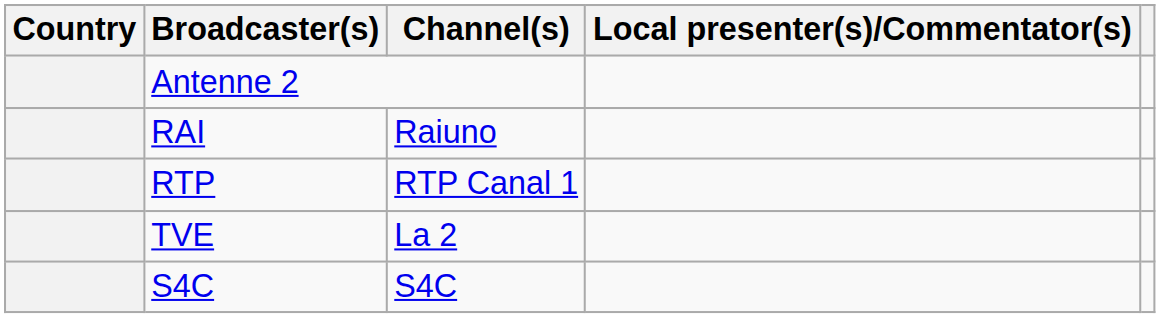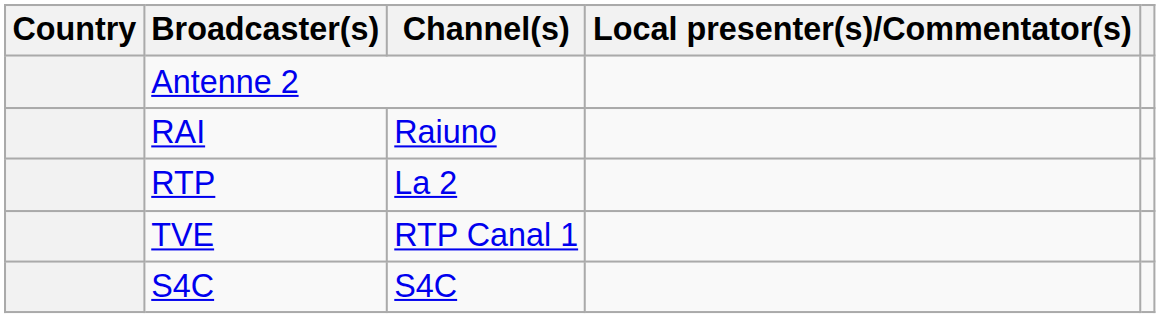(486, 183) RTP Canal 1 -> (426, 183) La 2
(426, 235) La 2 -> (486, 235) RTP Canal 1
